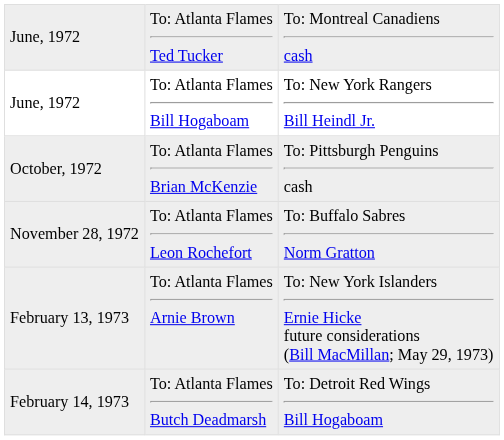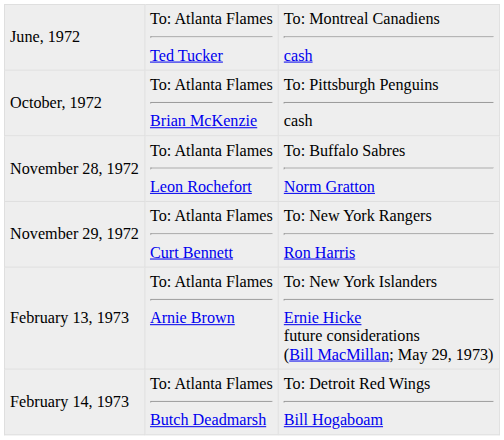- row: (45, 102)
+ row: (74, 234)
